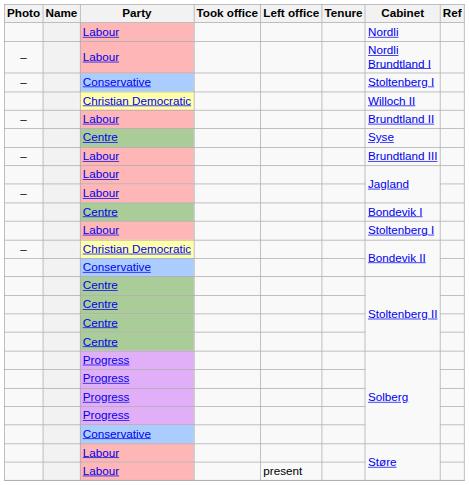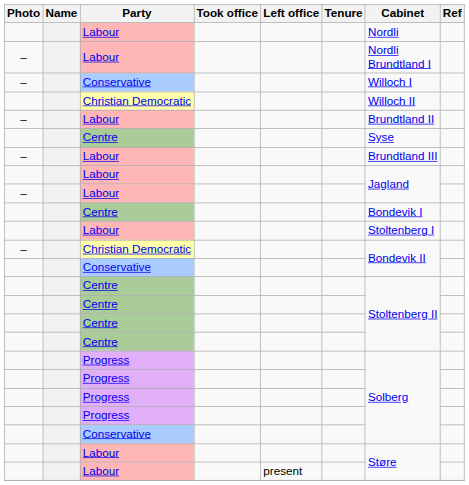(401, 82) Stoltenberg I -> (390, 82) Willoch I
